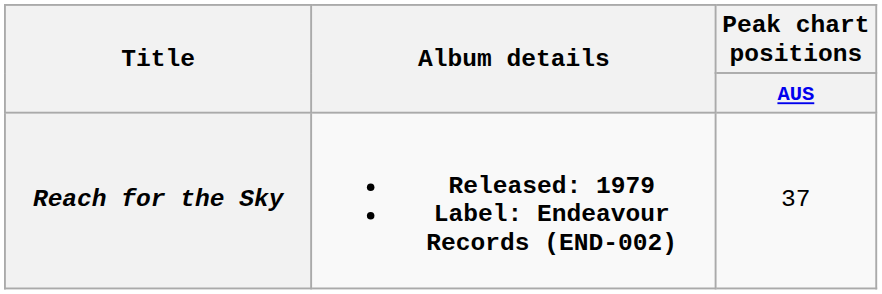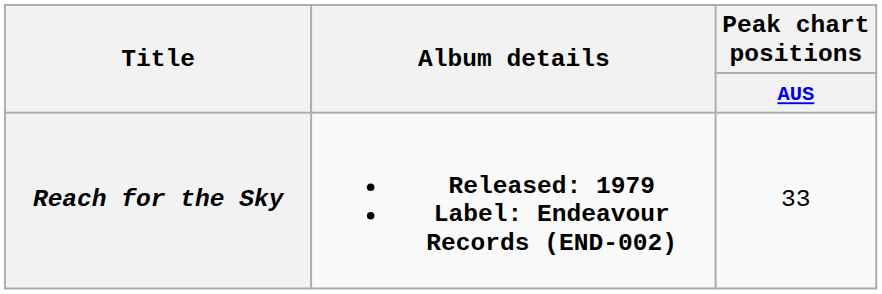(796, 201) 37 -> (796, 201) 33
